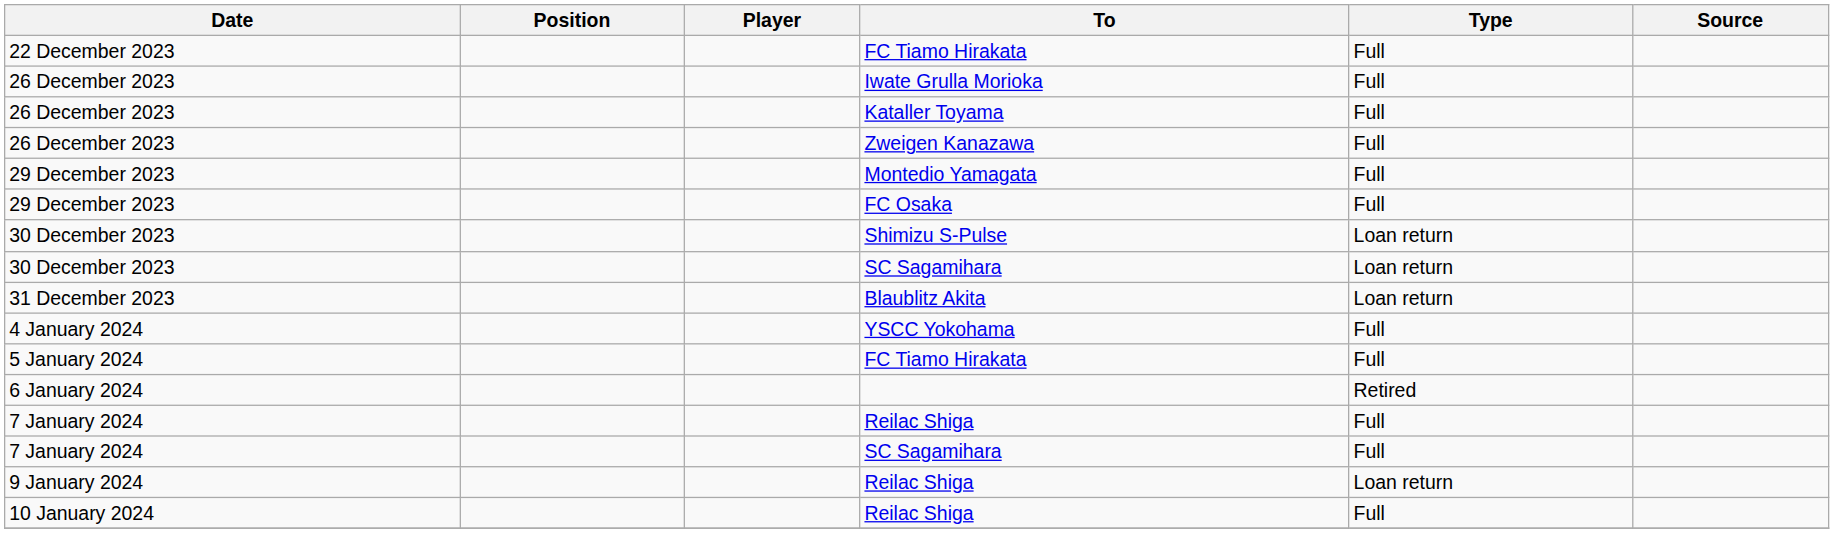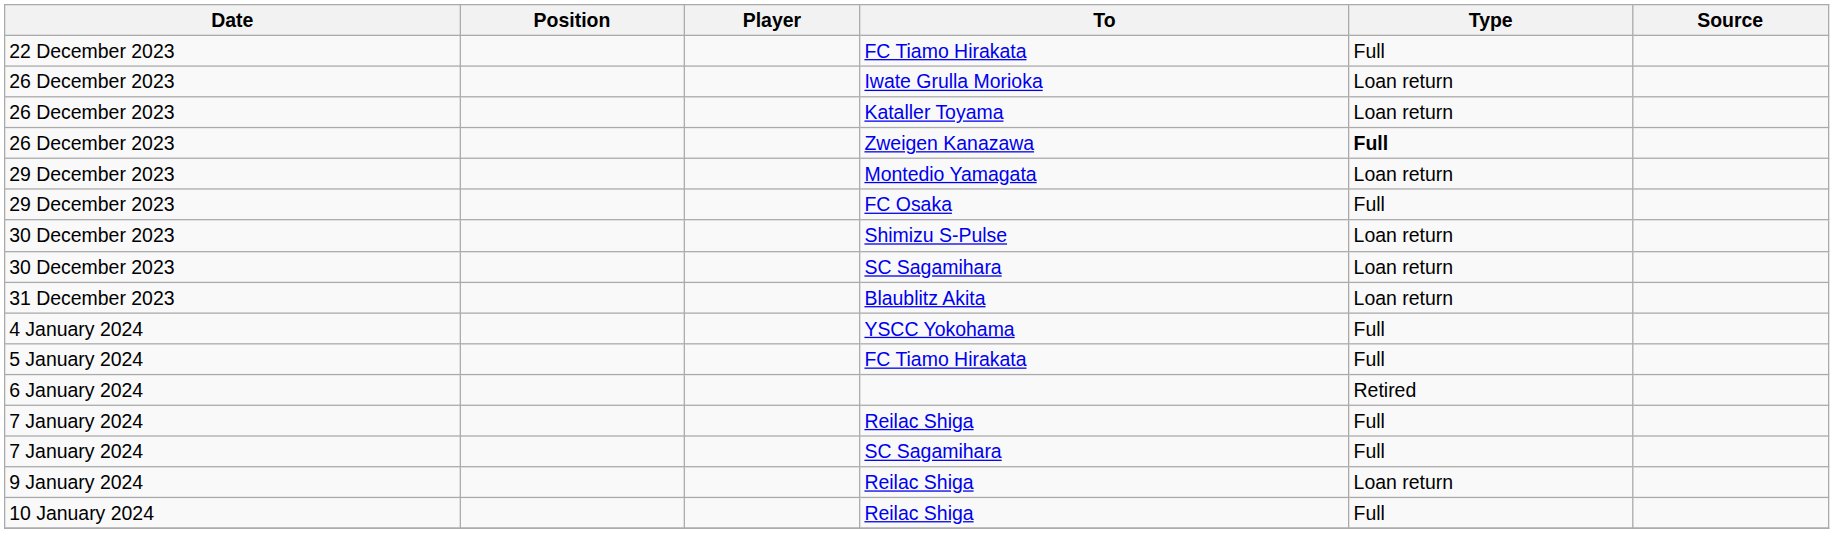(1369, 82) Full -> (1403, 82) Loan return
(1369, 113) Full -> (1403, 113) Loan return
(1369, 143) normal -> (1371, 143) bold
(1369, 174) Full -> (1403, 174) Loan return
